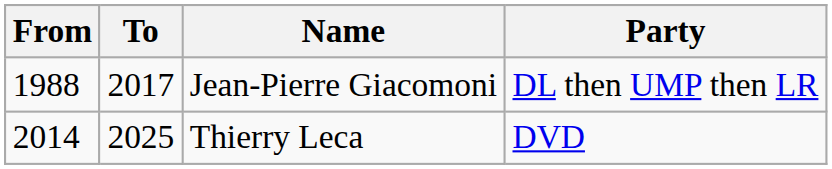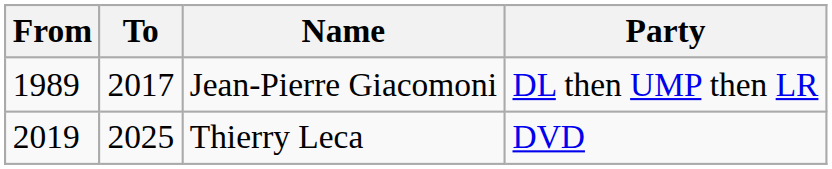(46, 84) 1988 -> (46, 84) 1989
(46, 137) 2014 -> (46, 137) 2019
